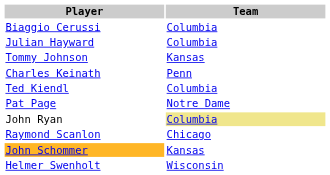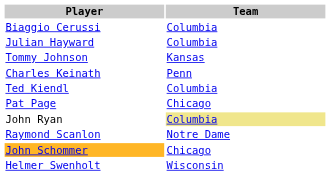(198, 104) Notre Dame -> (189, 104) Chicago
(189, 135) Chicago -> (198, 135) Notre Dame
(186, 150) Kansas -> (189, 150) Chicago
